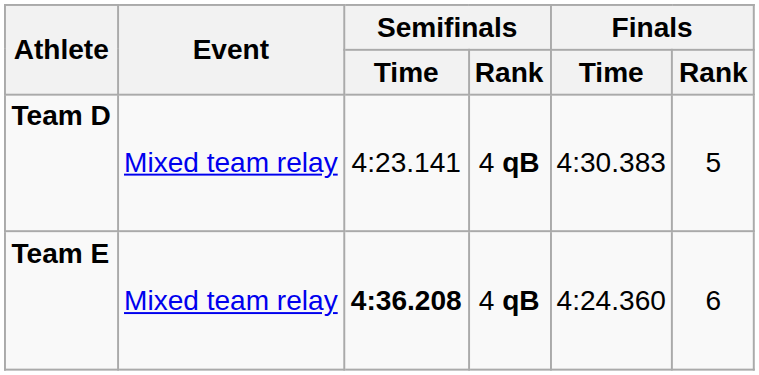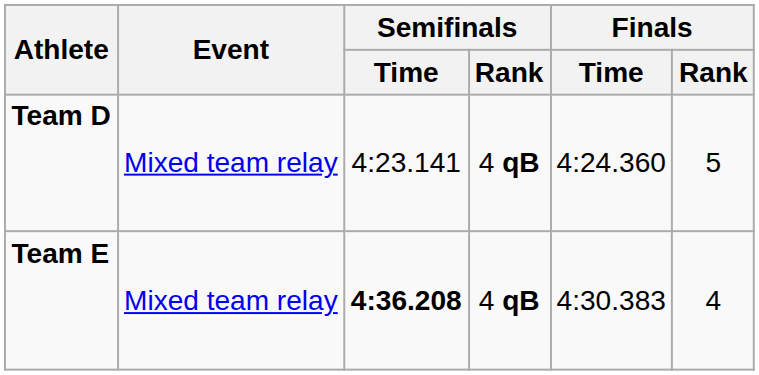(611, 163) 4:30.383 -> (611, 163) 4:24.360
(611, 301) 4:24.360 -> (611, 301) 4:30.383
(713, 301) 6 -> (713, 301) 4
